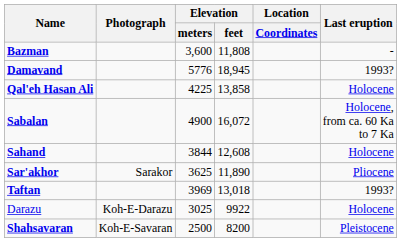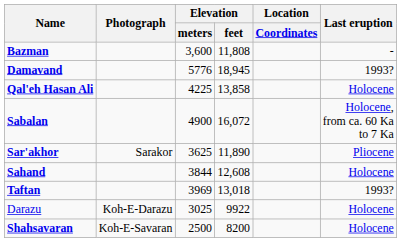rows swapped: (26, 153) <-> (33, 171)
(367, 228) Pleistocene -> (371, 228) Holocene
